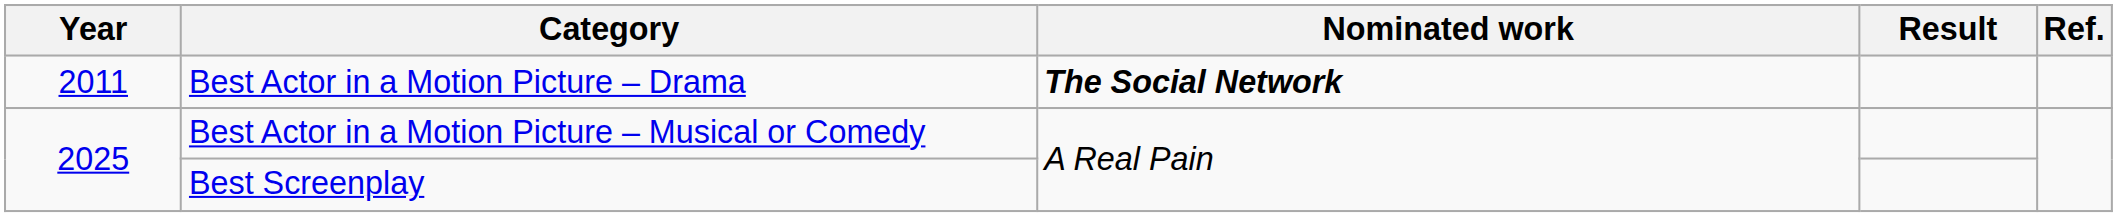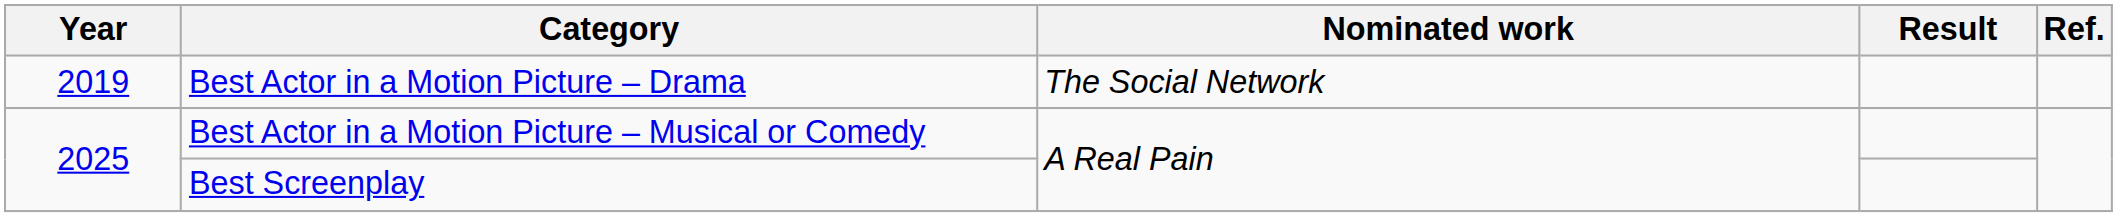(93, 81) 2011 -> (93, 81) 2019
(1193, 81) bold -> (1184, 81) normal
